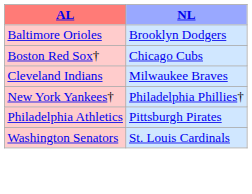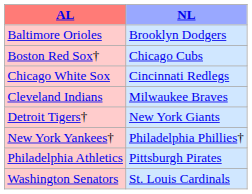+ row: (59, 76)
+ row: (47, 117)
